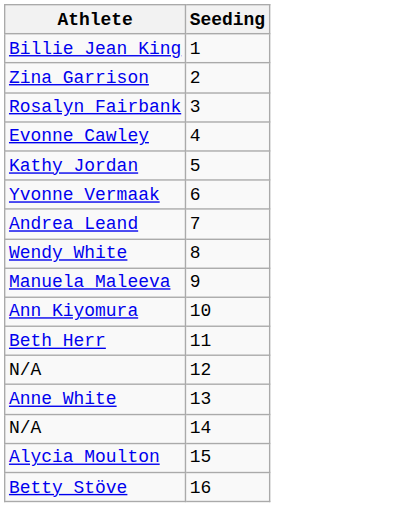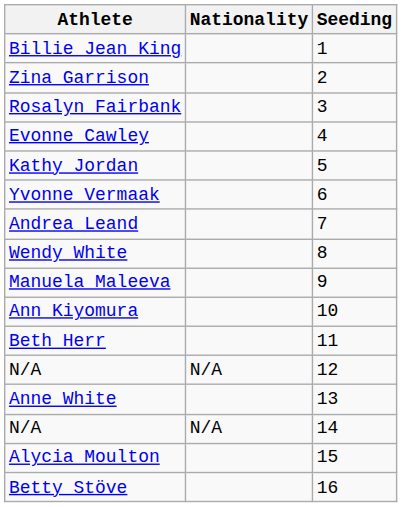+ column: (249, 19)
